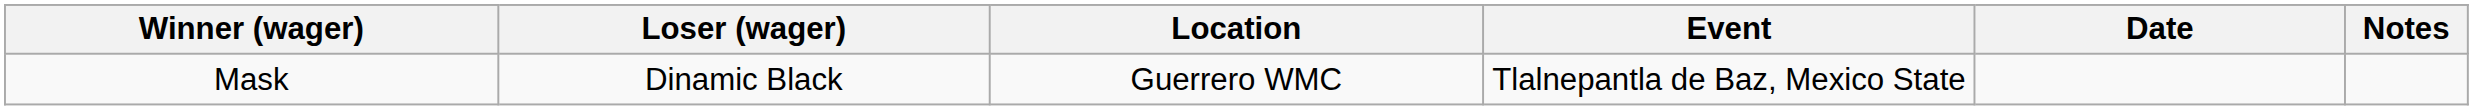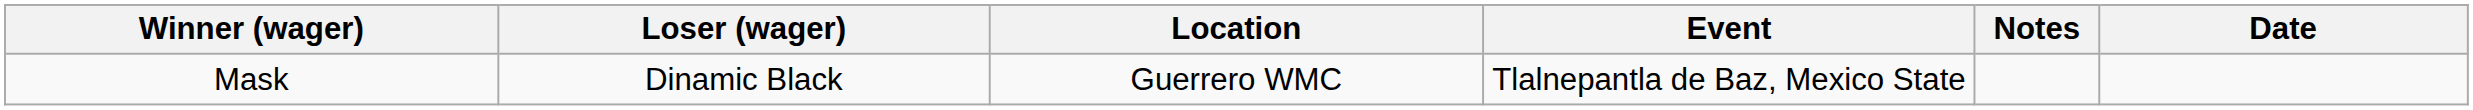columns swapped: (2160, 29) <-> (2406, 29)
